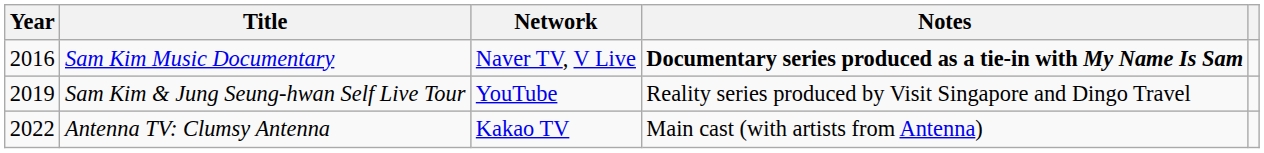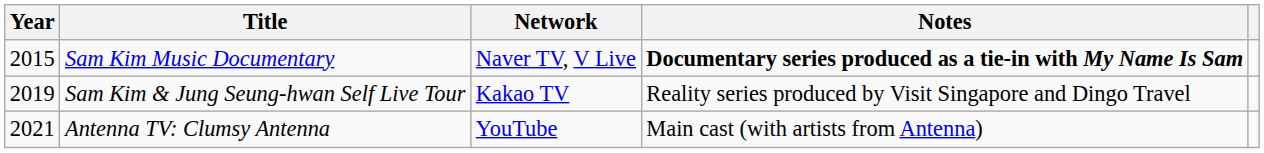(32, 57) 2016 -> (32, 57) 2015
(517, 93) YouTube -> (523, 93) Kakao TV
(32, 128) 2022 -> (32, 128) 2021
(523, 128) Kakao TV -> (517, 128) YouTube
